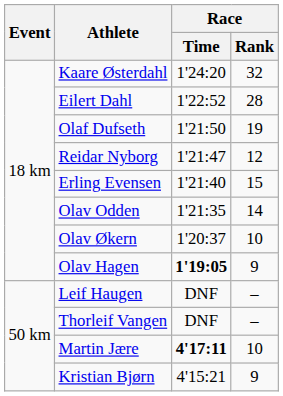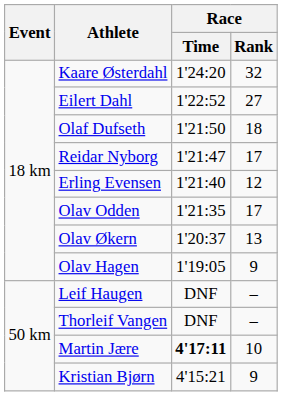(255, 101) 28 -> (254, 101) 27
(255, 128) 19 -> (254, 128) 18
(255, 156) 12 -> (254, 156) 17
(255, 183) 15 -> (254, 183) 12
(255, 211) 14 -> (254, 211) 17
(255, 239) 10 -> (254, 239) 13
(201, 266) bold -> (201, 266) normal
